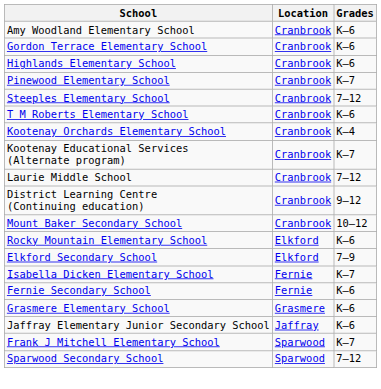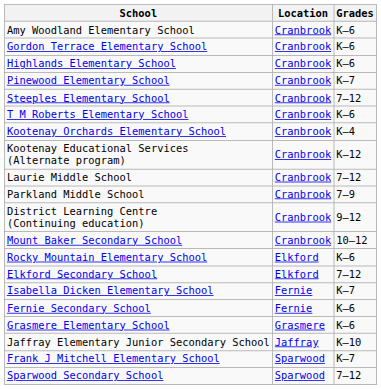(346, 154) K–7 -> (349, 154) K–12
+ row: (76, 194)
(346, 257) 7–9 -> (349, 274) 7–12
(346, 325) K–6 -> (349, 342) K–10
